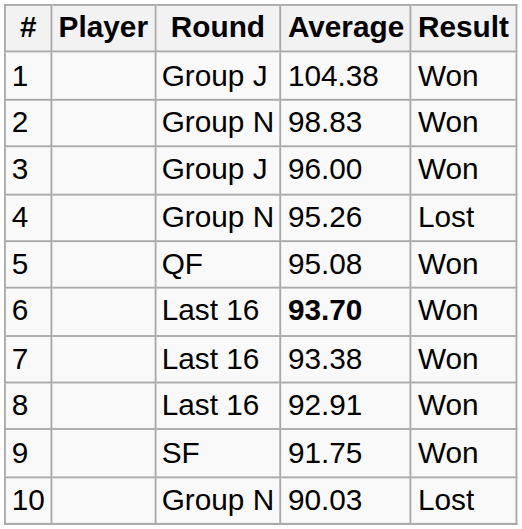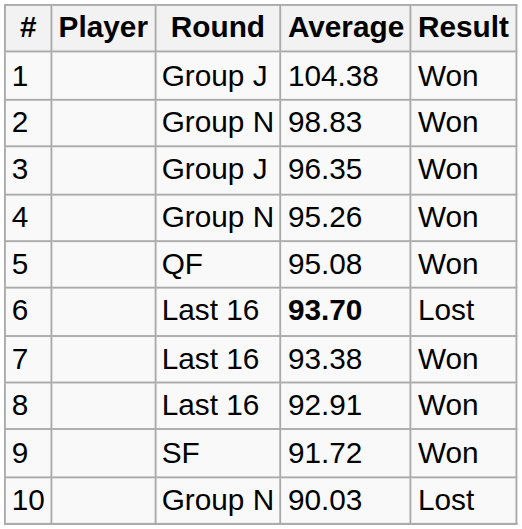(325, 169) 96.00 -> (325, 169) 96.35
(446, 216) Lost -> (448, 216) Won
(448, 311) Won -> (446, 311) Lost
(325, 452) 91.75 -> (325, 452) 91.72
